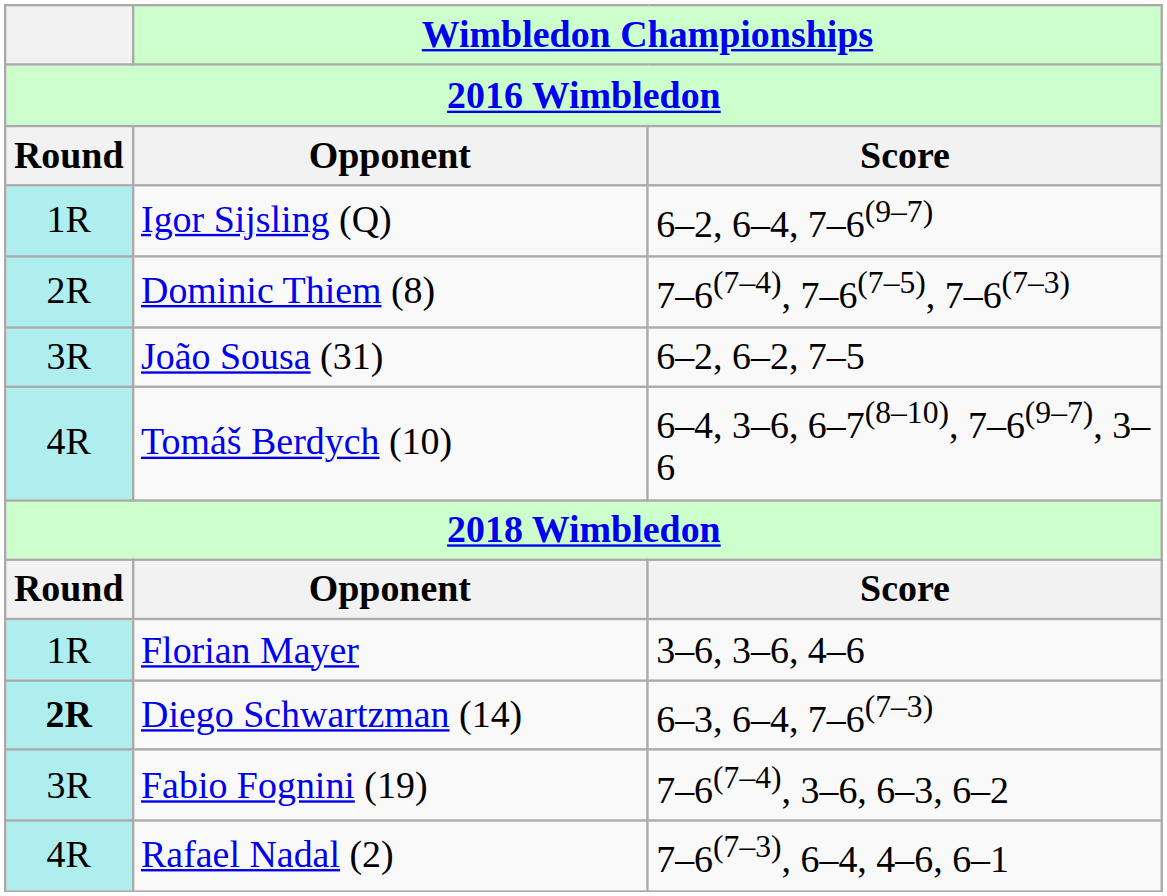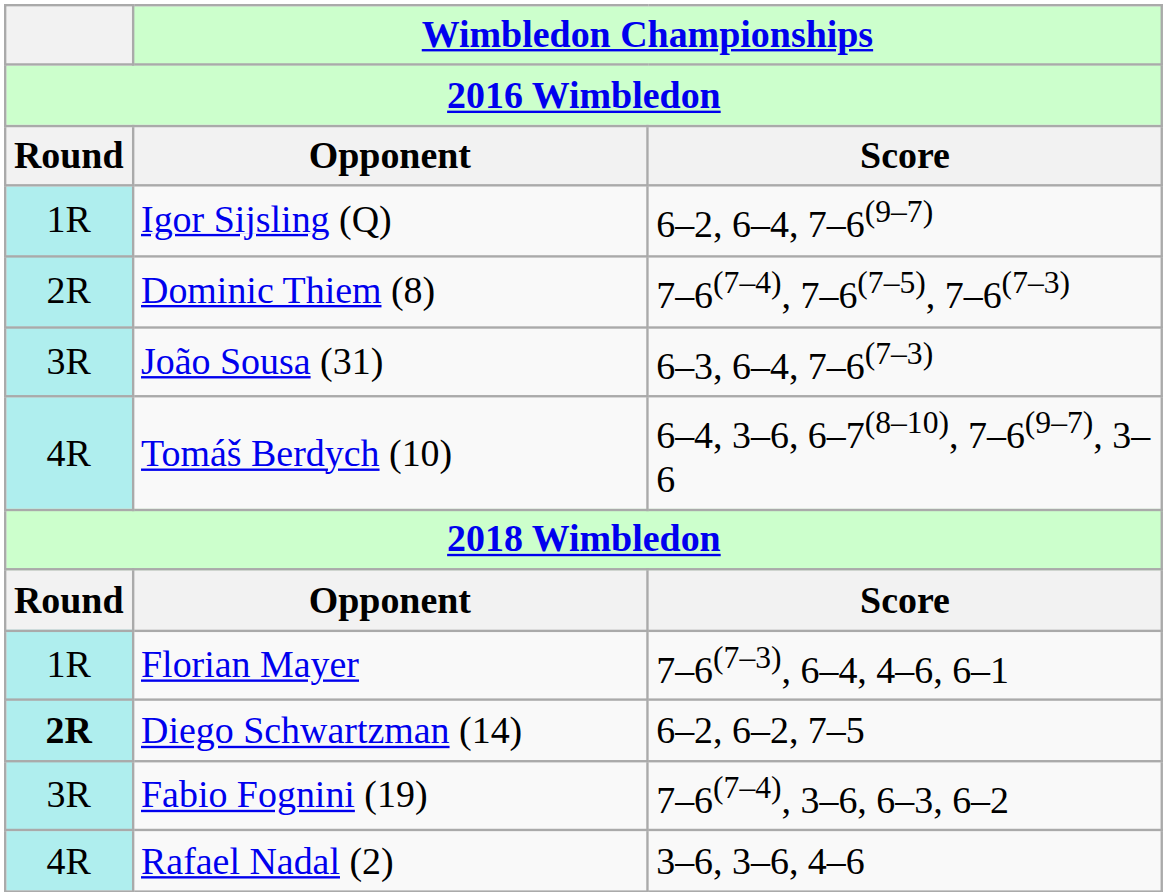(760, 355) 6–2, 6–2, 7–5 -> (795, 360) 6–3, 6–4, 7–6(7–3)
(760, 649) 3–6, 3–6, 4–6 -> (833, 664) 7–6(7–3), 6–4, 4–6, 6–1
(795, 714) 6–3, 6–4, 7–6(7–3) -> (760, 729) 6–2, 6–2, 7–5
(833, 855) 7–6(7–3), 6–4, 4–6, 6–1 -> (760, 860) 3–6, 3–6, 4–6
